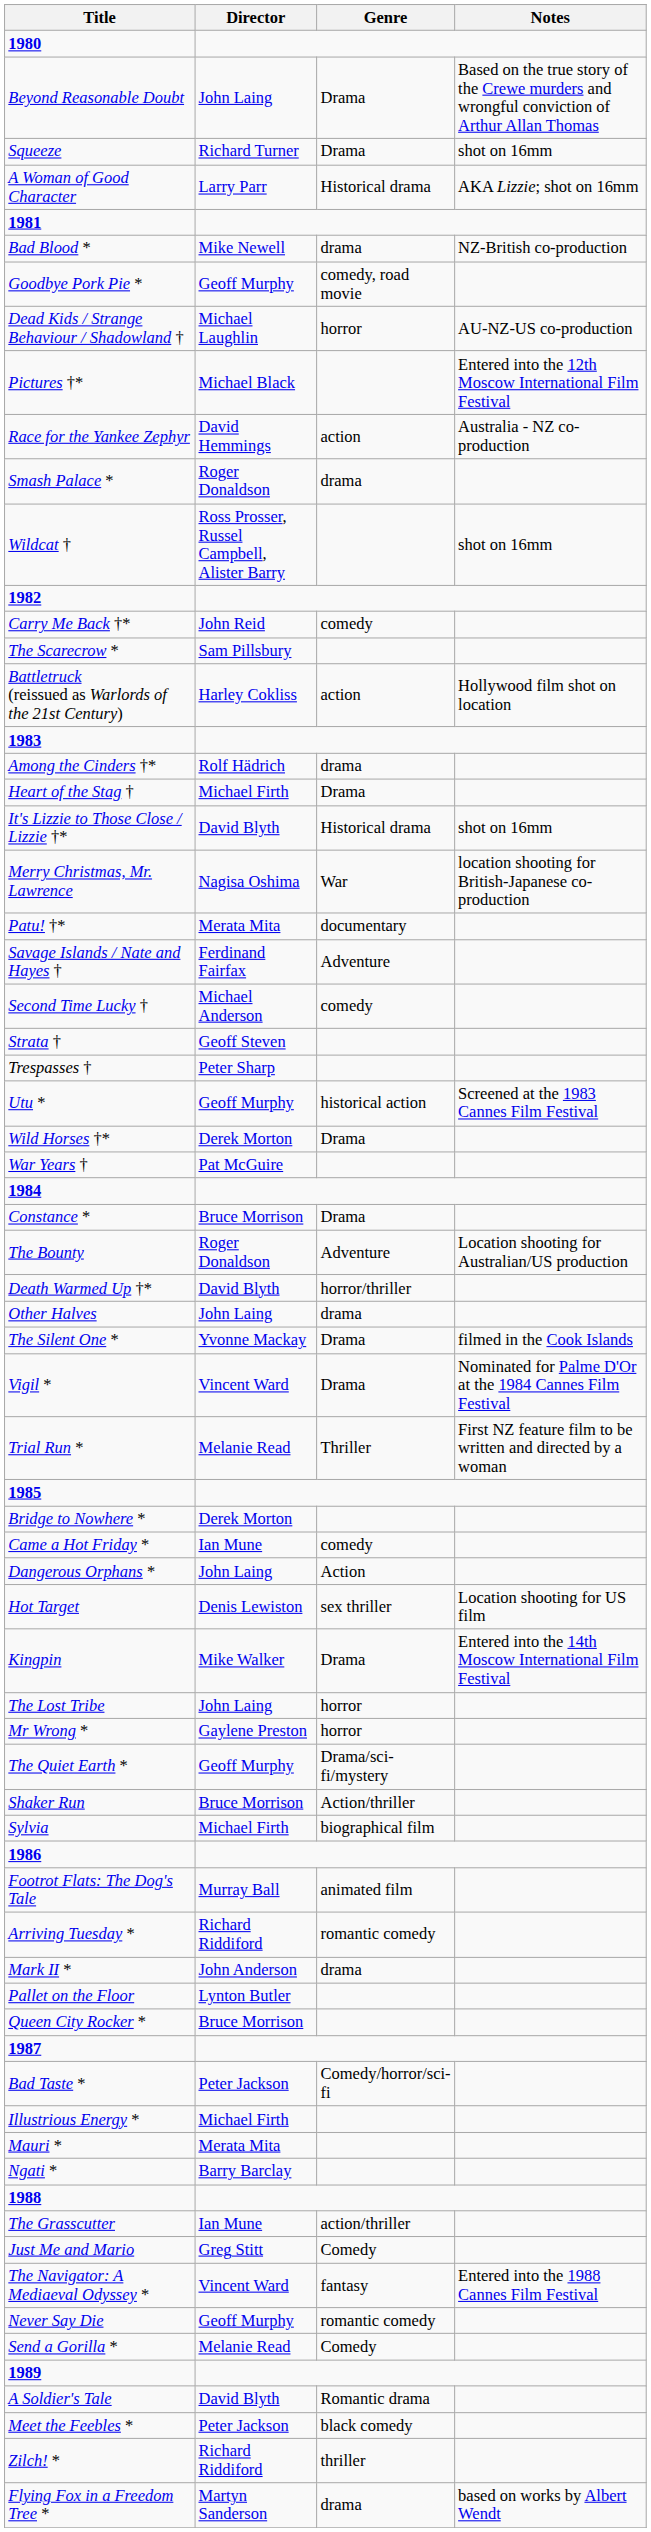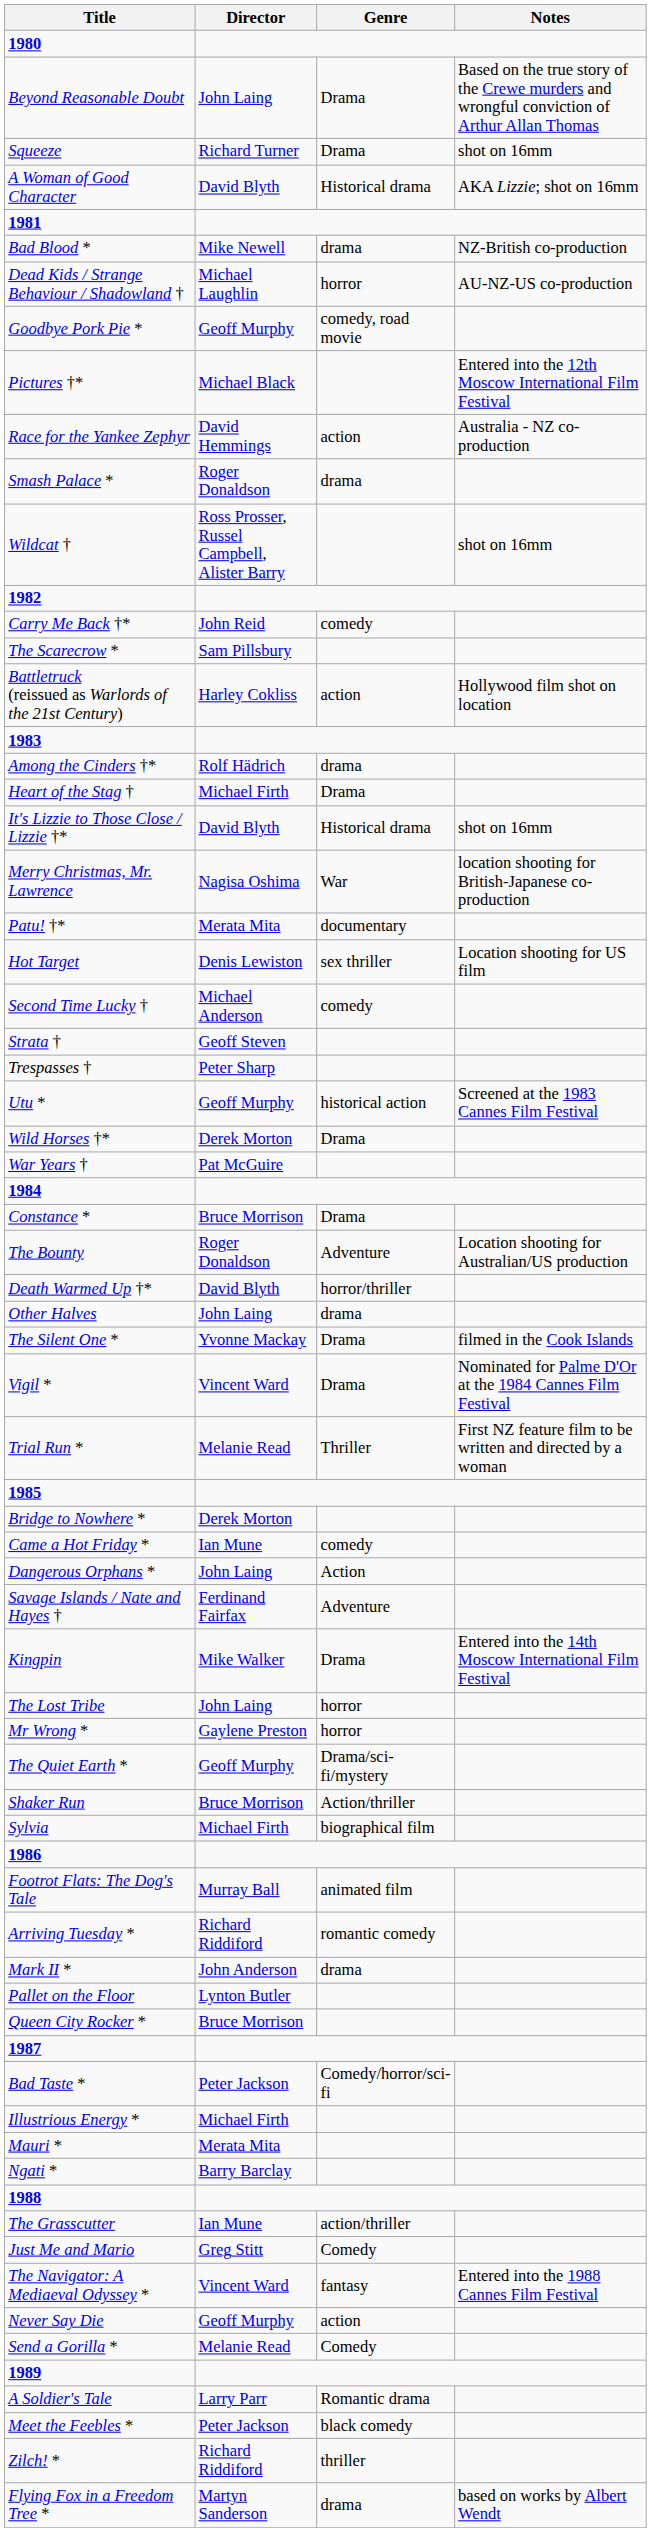(233, 187) Larry Parr -> (239, 187) David Blyth
rows swapped: (96, 328) <-> (75, 283)
rows swapped: (94, 961) <-> (44, 1606)
(378, 2320) romantic comedy -> (341, 2320) action
(239, 2399) David Blyth -> (233, 2399) Larry Parr
